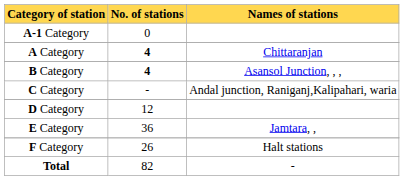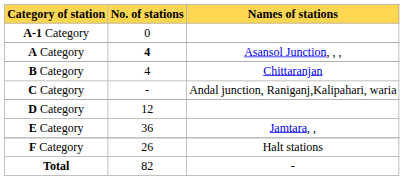(293, 52) Chittaranjan -> (293, 52) Asansol Junction, , ,
(147, 71) bold -> (147, 71) normal
(293, 71) Asansol Junction, , , -> (293, 71) Chittaranjan
